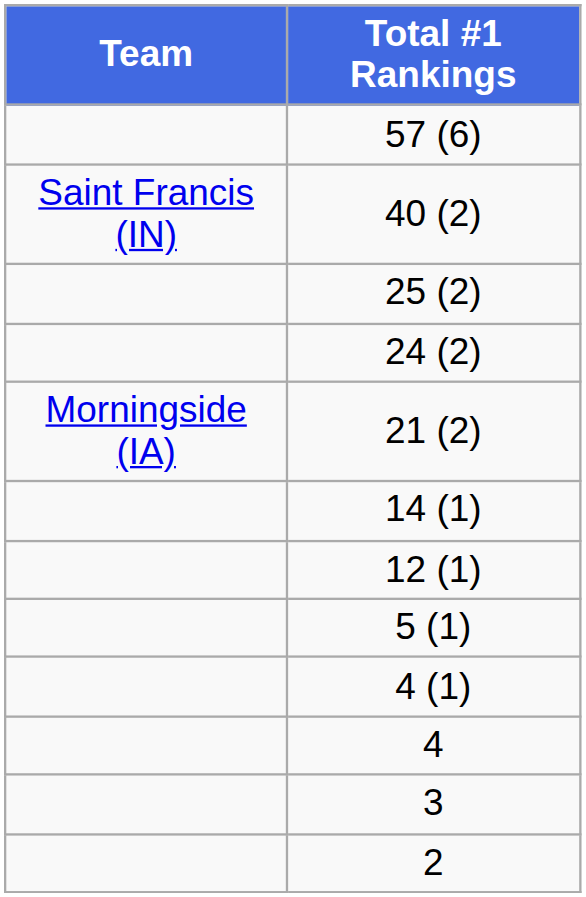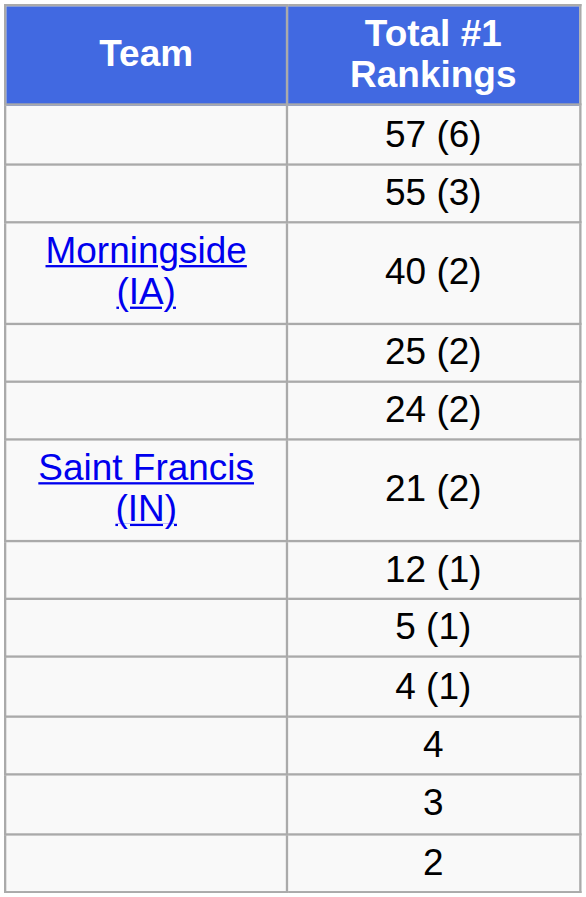+ row: (433, 192)
(146, 213) Saint Francis (IN) -> (146, 272) Morningside (IA)
(146, 430) Morningside (IA) -> (146, 489) Saint Francis (IN)
- row: (433, 510)
